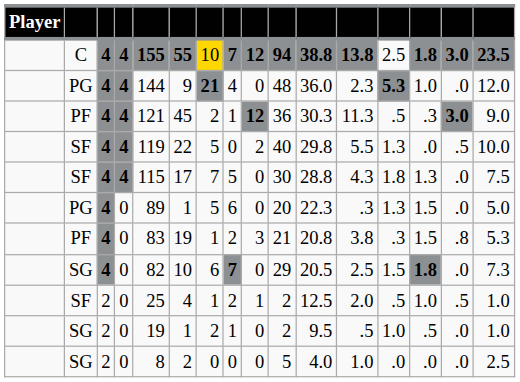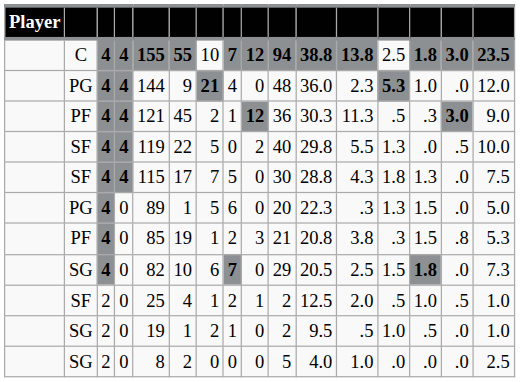(210, 55) gold background -> (210, 55) no background
(156, 238) 83 -> (156, 238) 85
